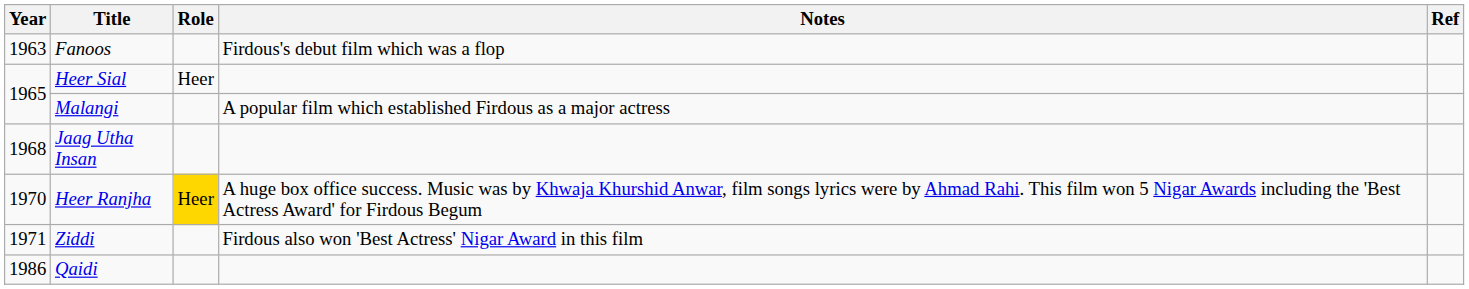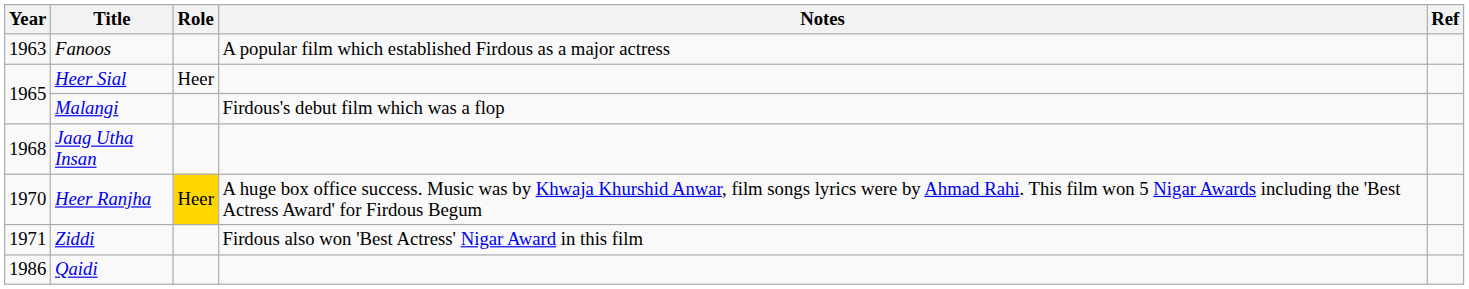(364, 49) Firdous's debut film which was a flop -> (446, 49) A popular film which established Firdous as a major actress
(446, 108) A popular film which established Firdous as a major actress -> (364, 108) Firdous's debut film which was a flop
